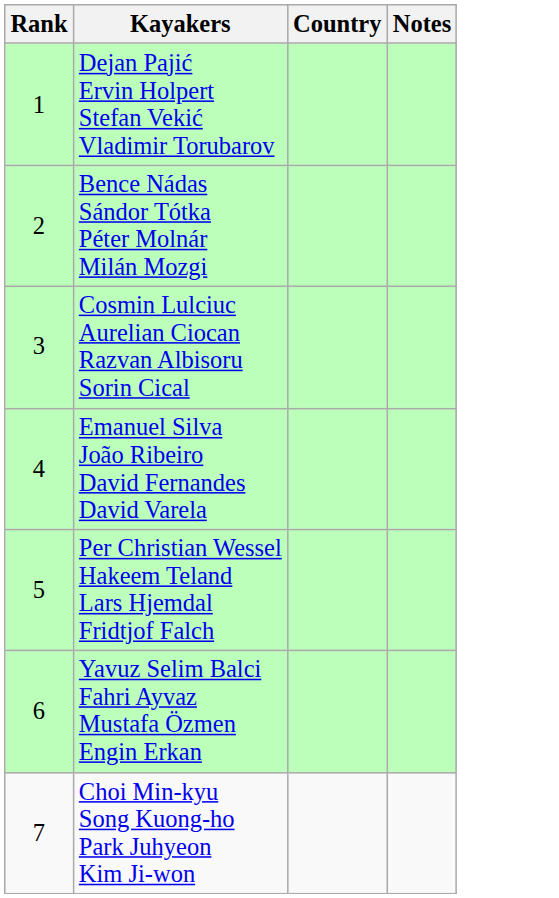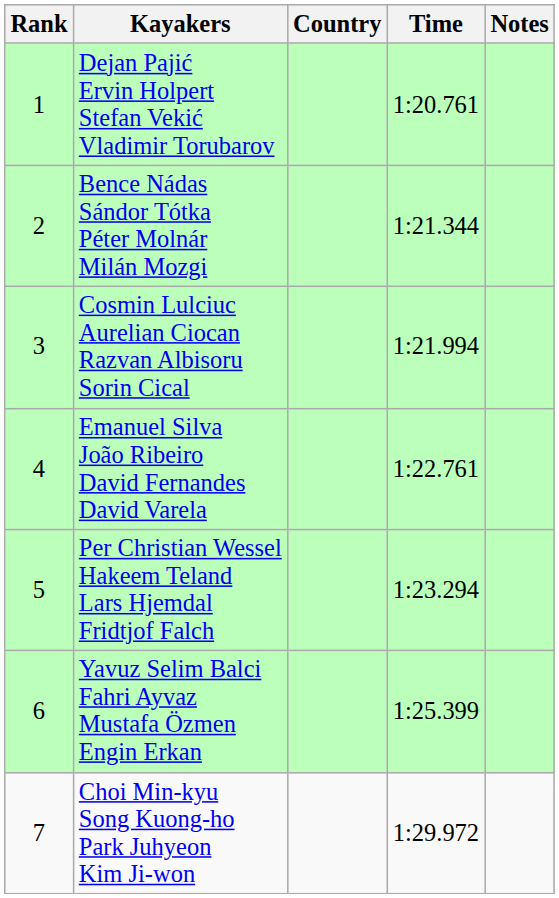+ column: (436, 23)
